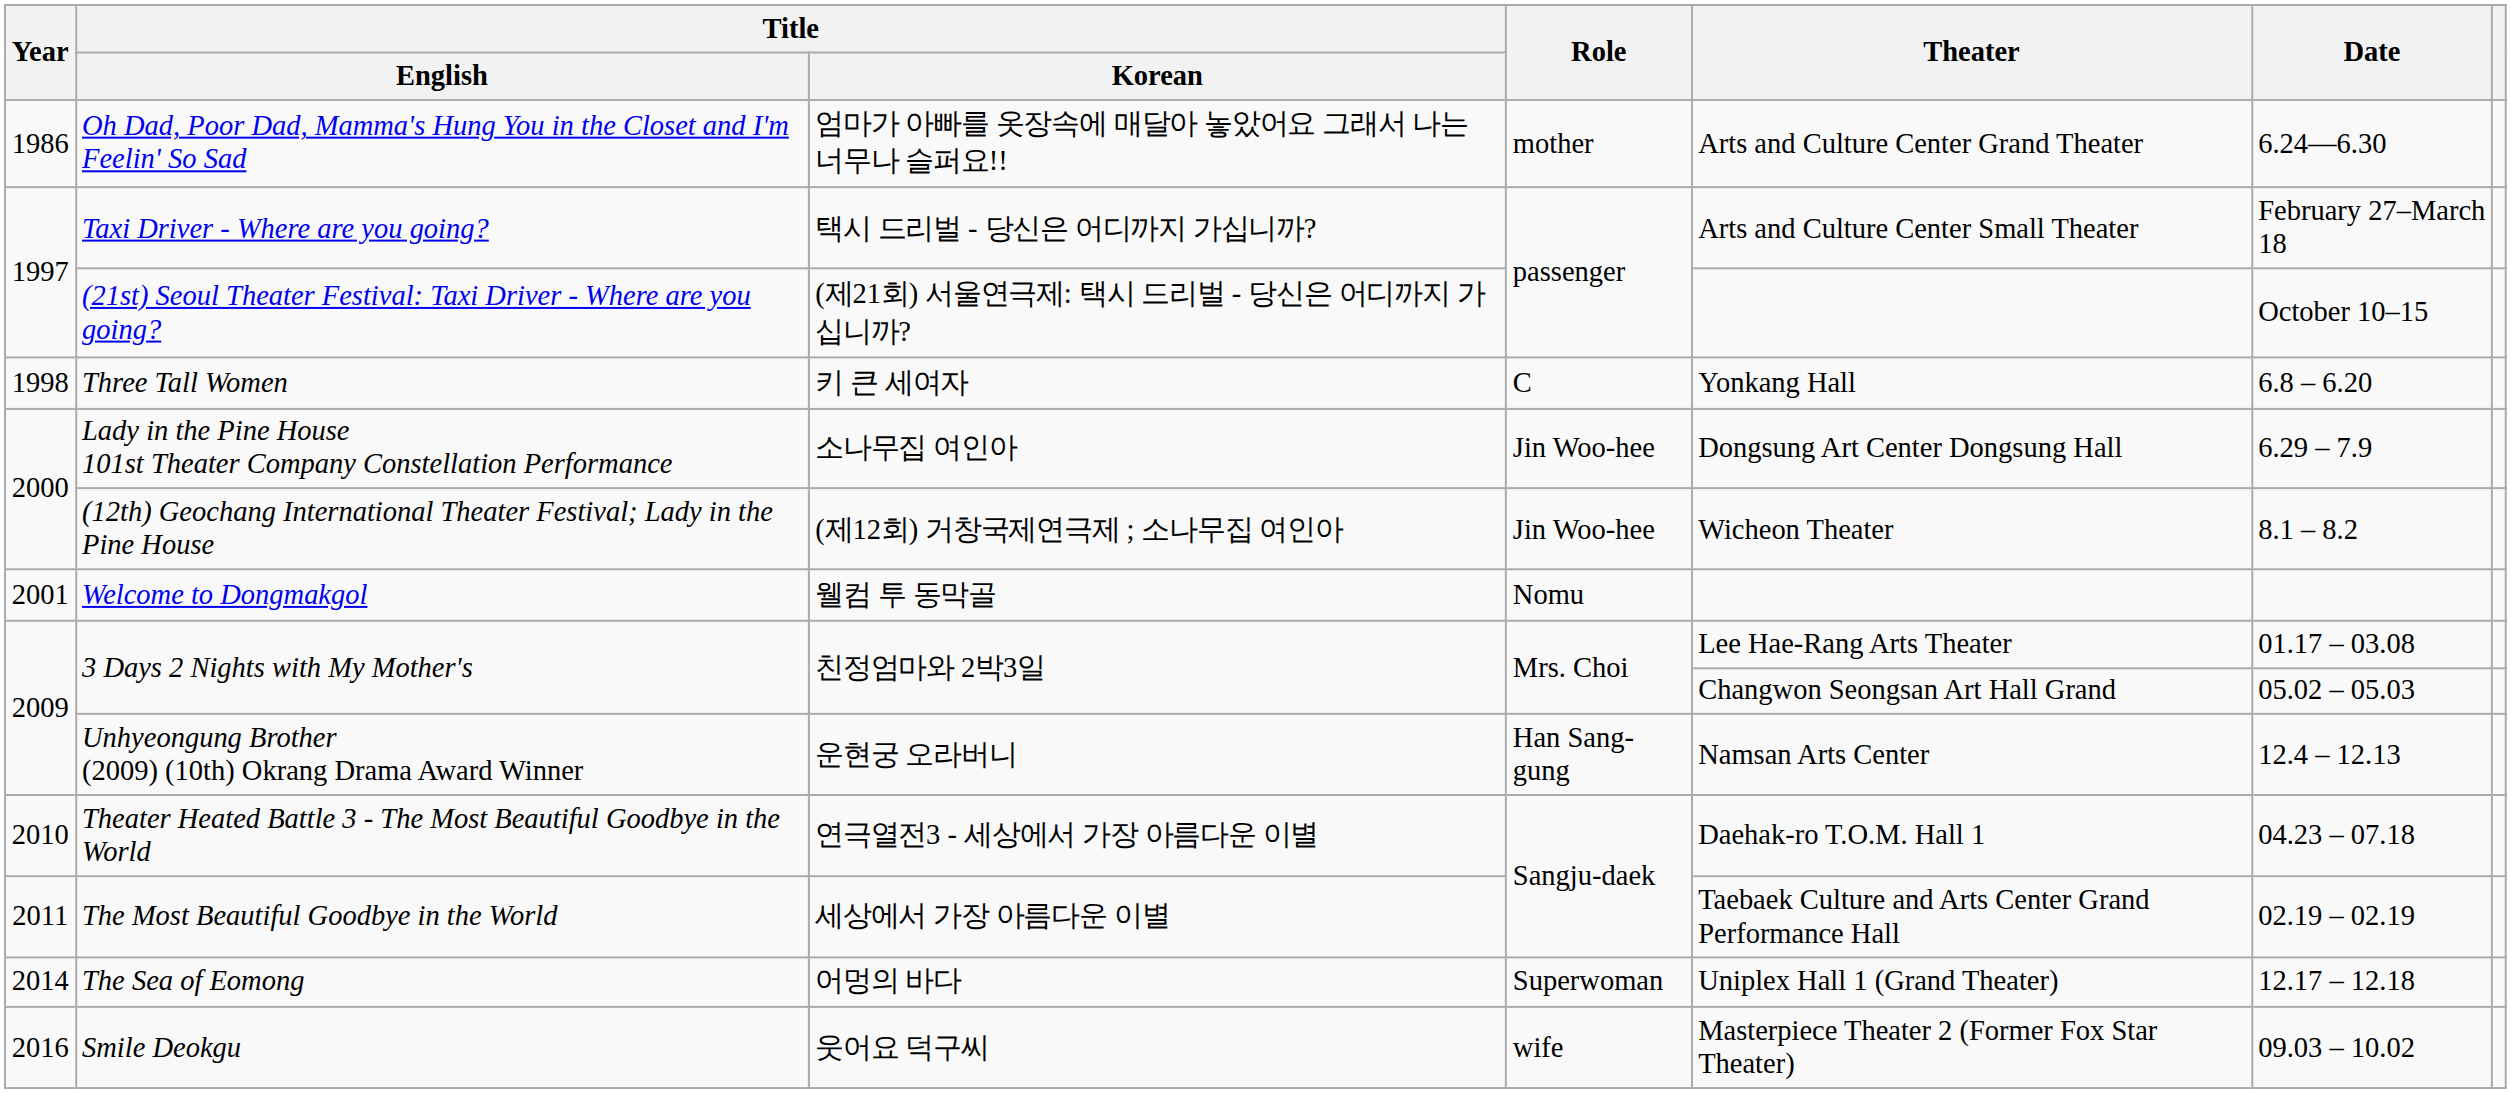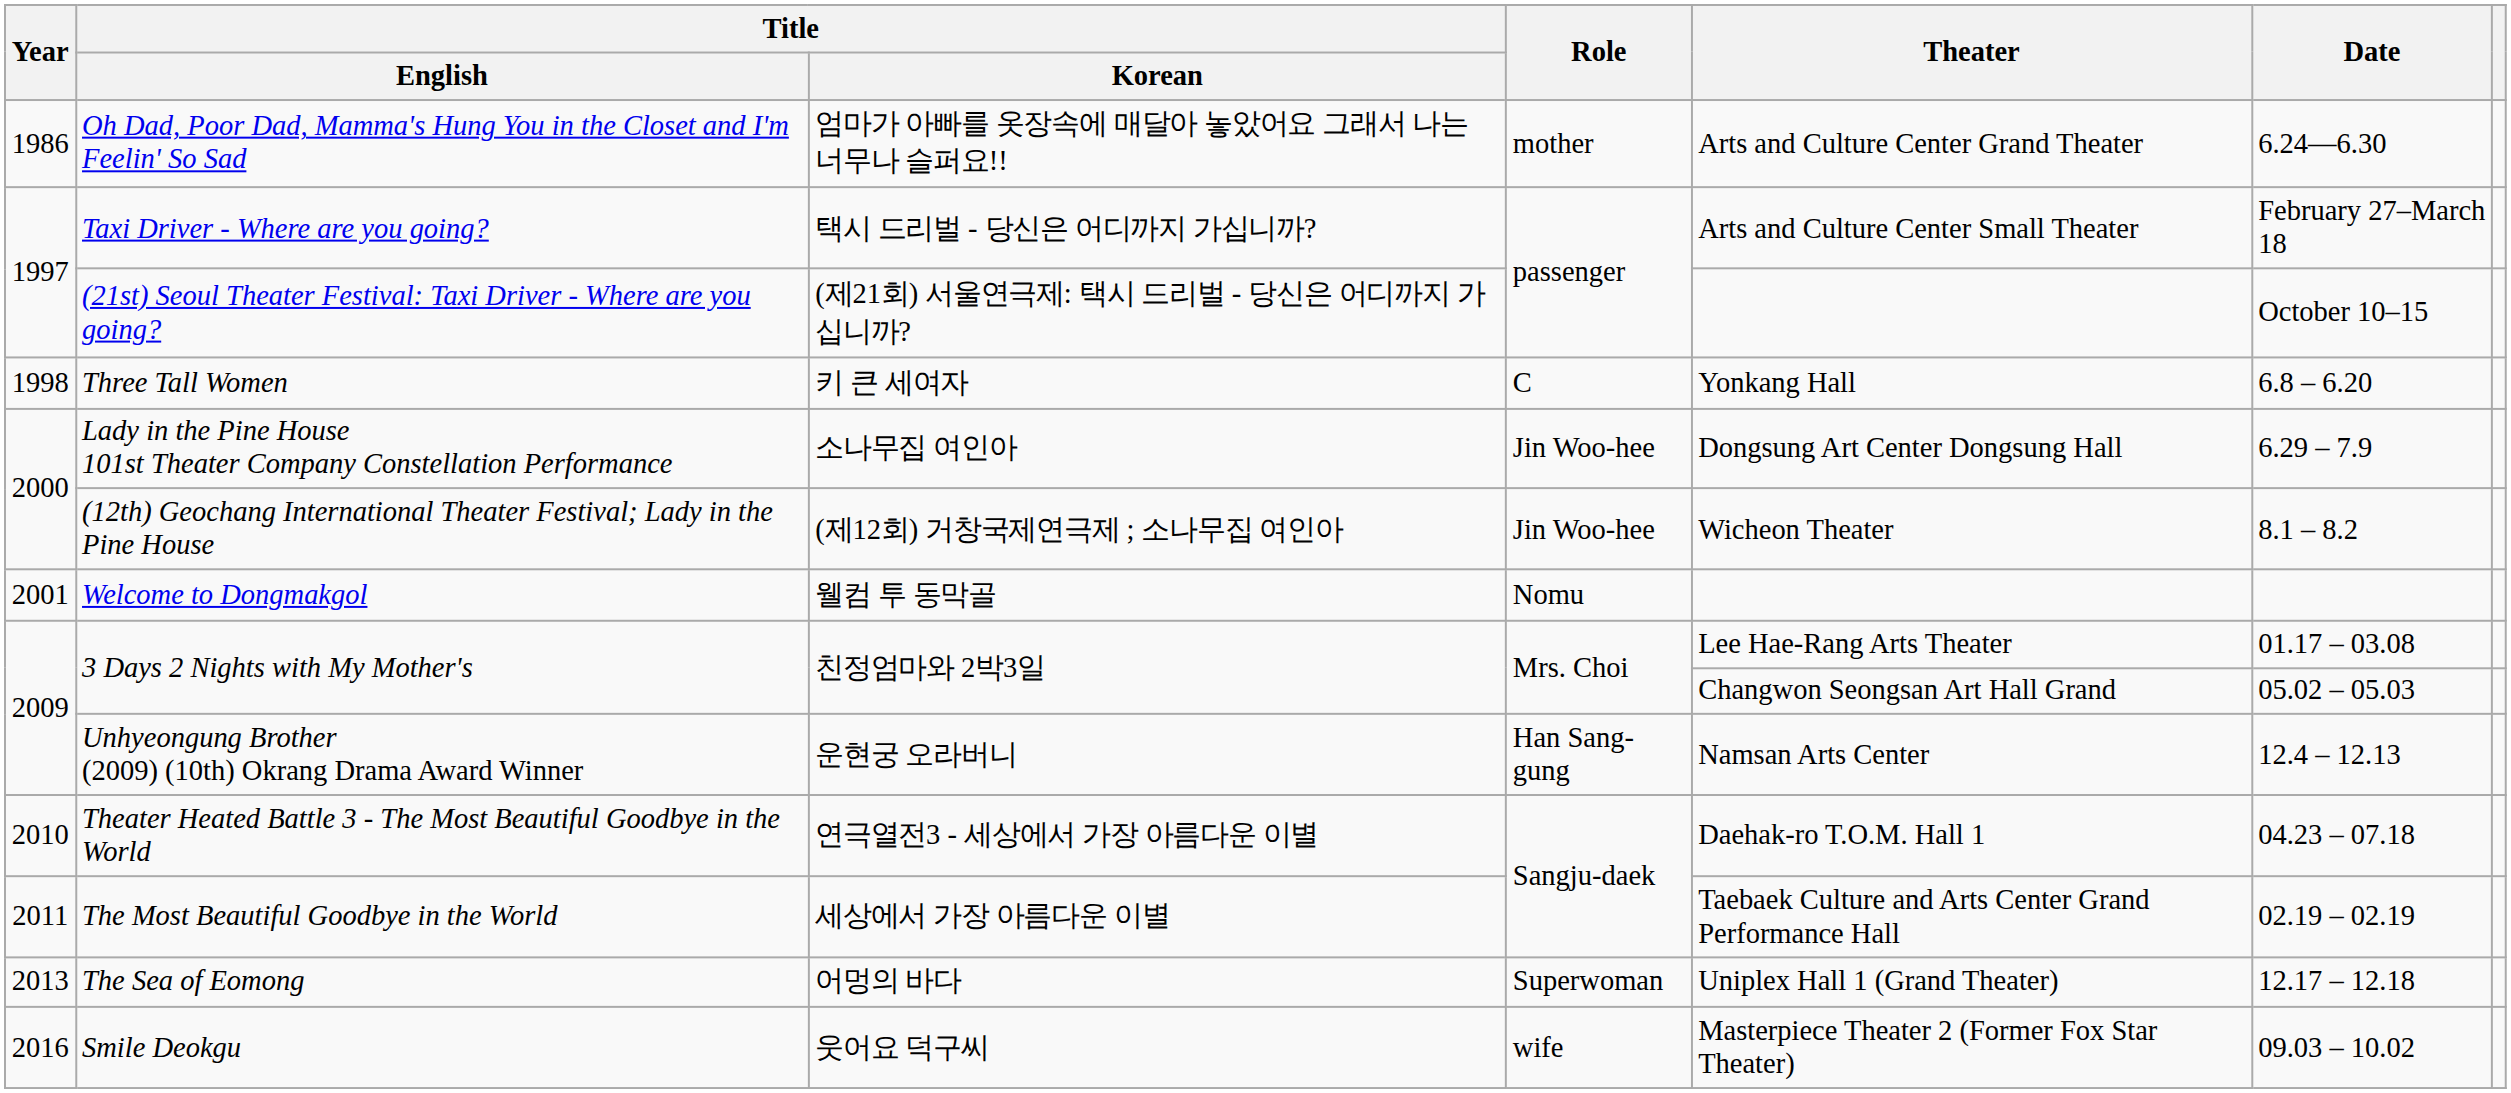(40, 981) 2014 -> (40, 981) 2013
